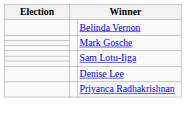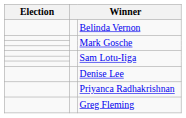+ row: (37, 105)
